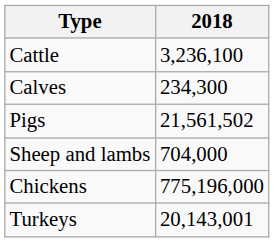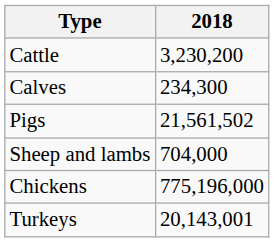(202, 54) 3,236,100 -> (202, 54) 3,230,200
